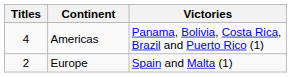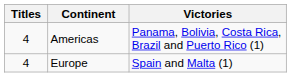(26, 63) 2 -> (26, 63) 4
